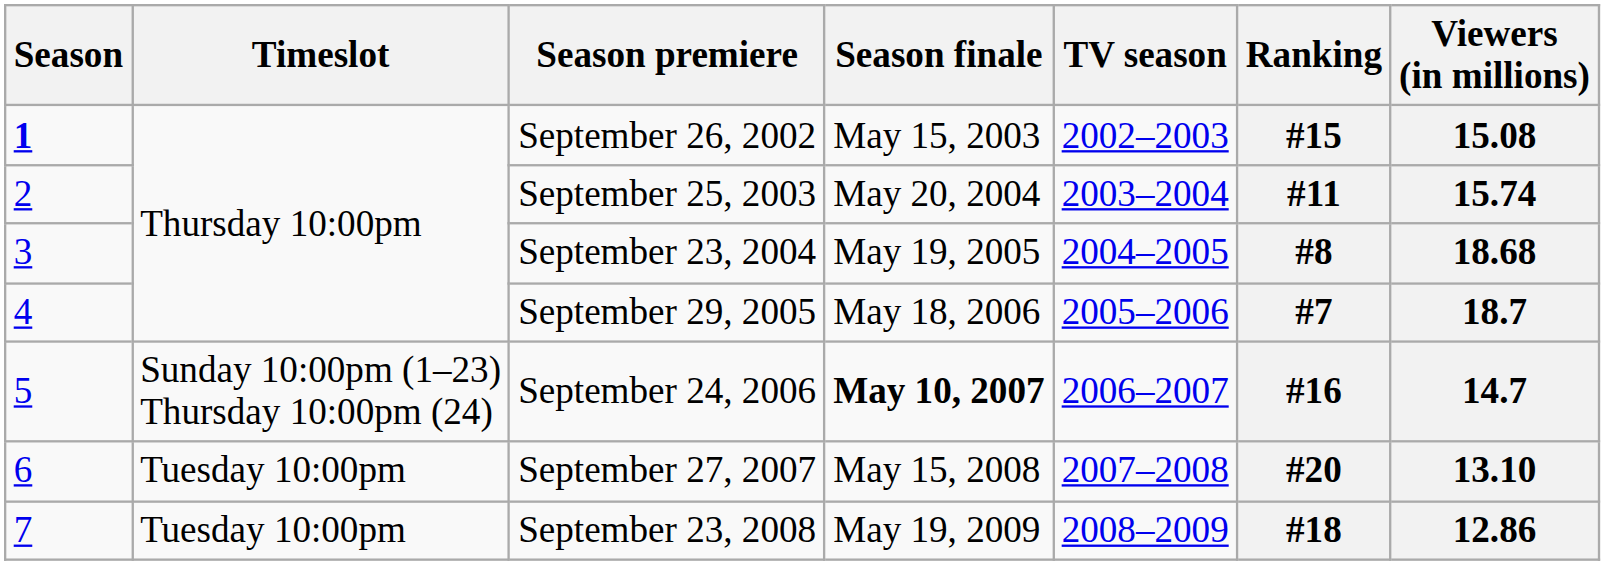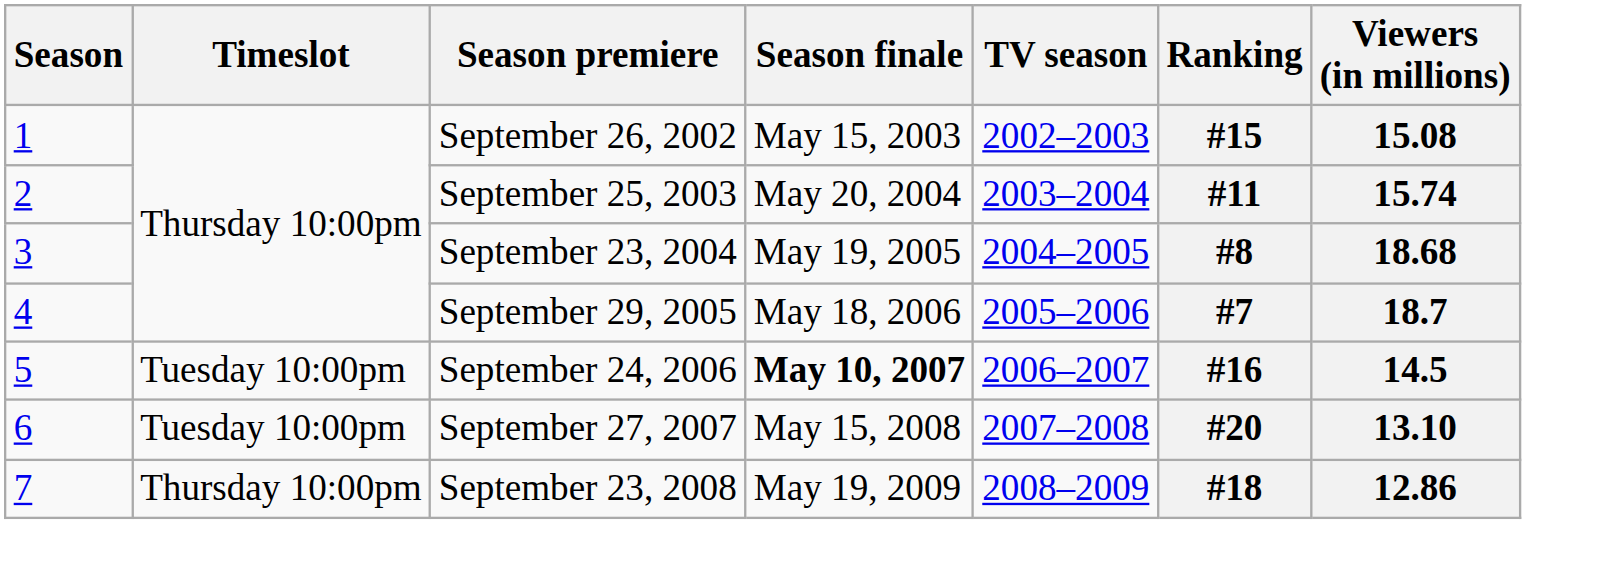(23, 134) bold -> (23, 134) normal
(321, 390) Sunday 10:00pm (1–23) Thursday 10:00pm (24) -> (273, 370) Tuesday 10:00pm
(1494, 390) 14.7 -> (1415, 370) 14.5
(273, 529) Tuesday 10:00pm -> (281, 487) Thursday 10:00pm
